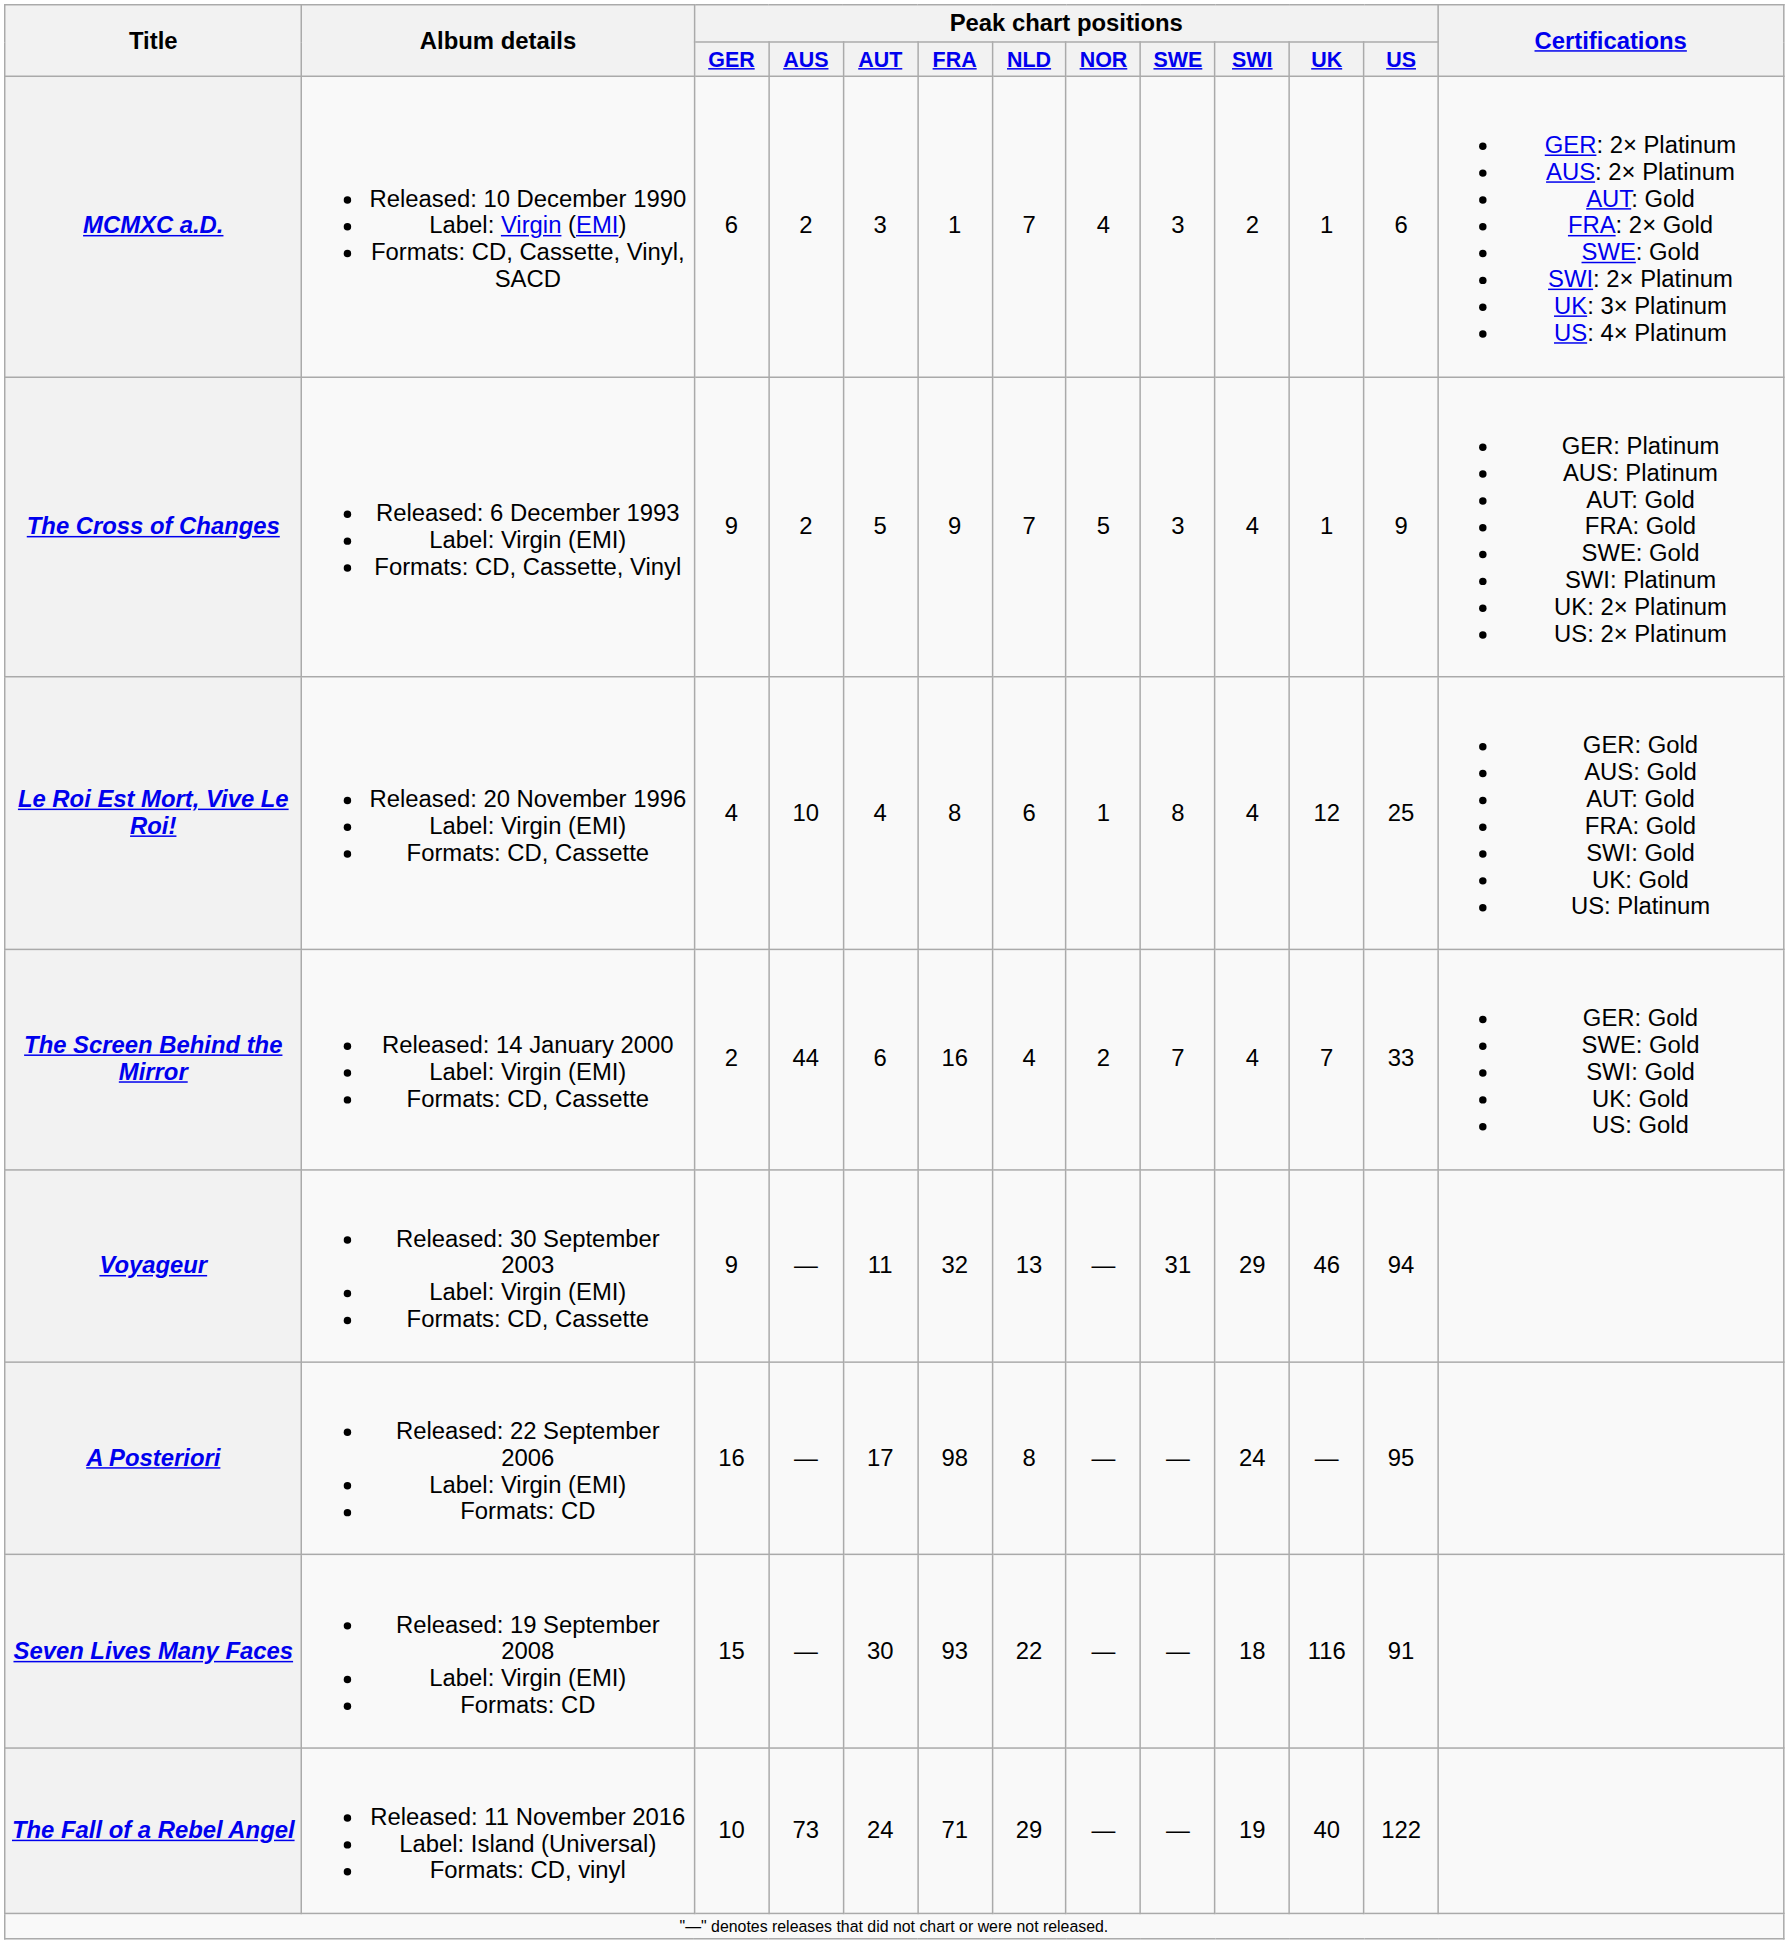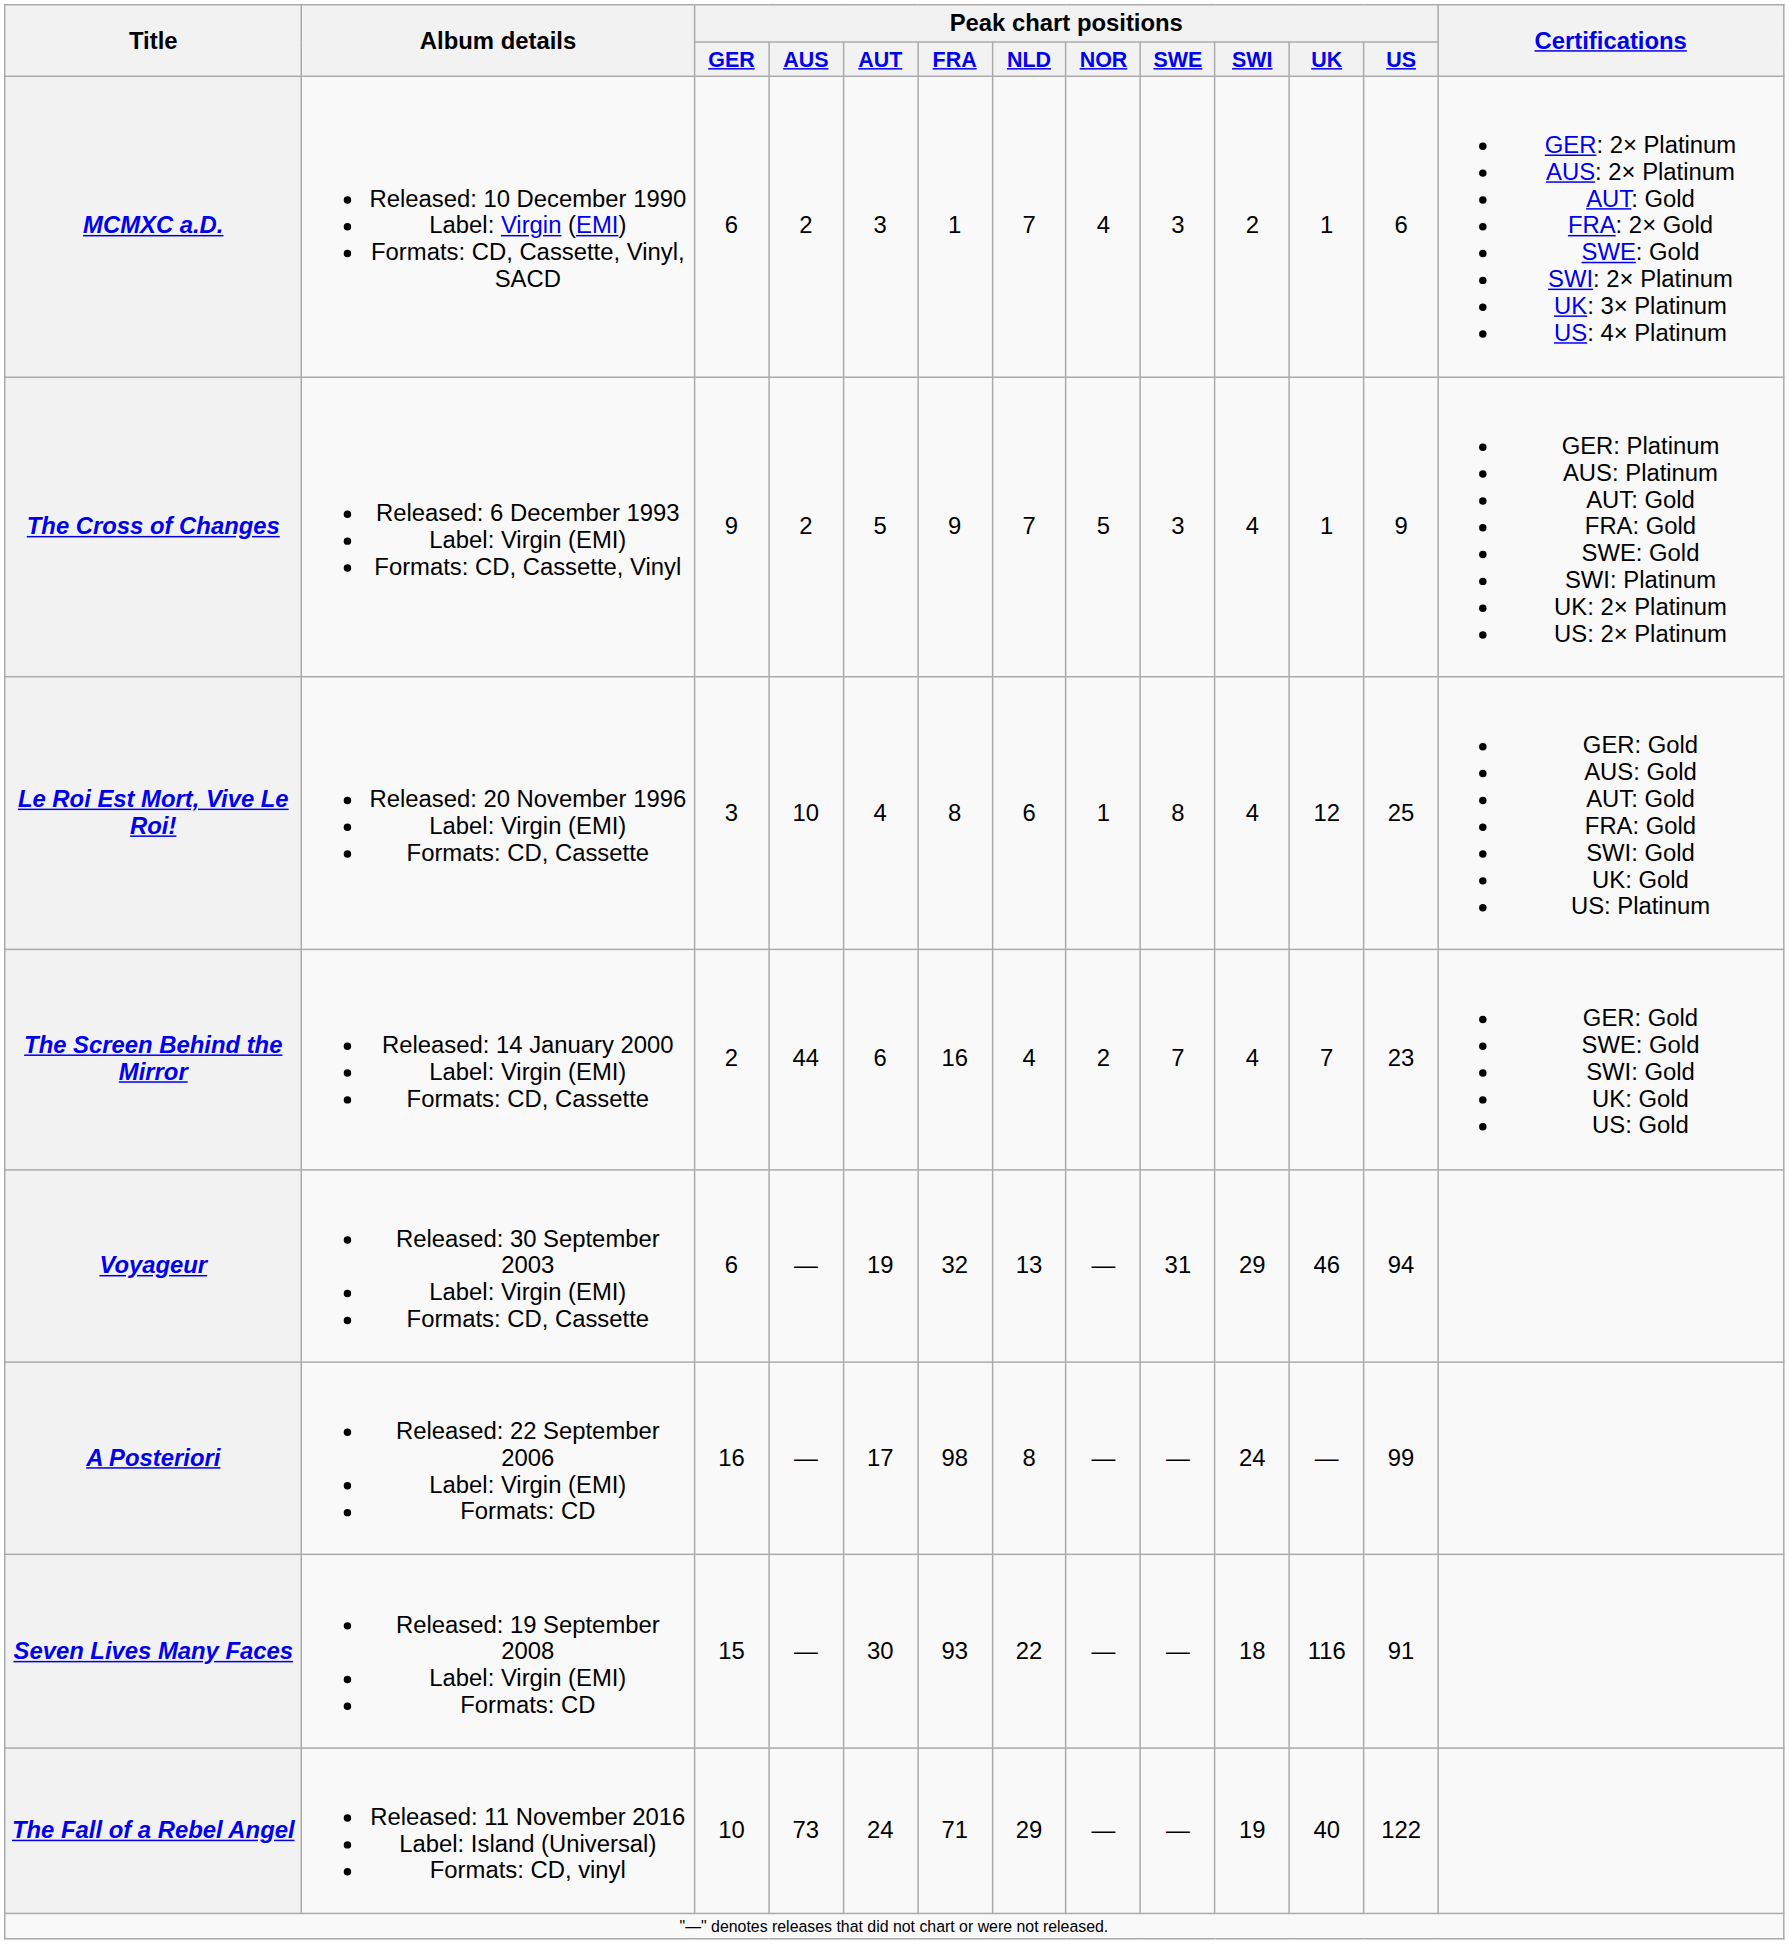(731, 812) 4 -> (731, 812) 3
(1401, 1059) 33 -> (1401, 1059) 23
(731, 1265) 9 -> (731, 1265) 6
(880, 1265) 11 -> (880, 1265) 19
(1401, 1458) 95 -> (1401, 1458) 99
